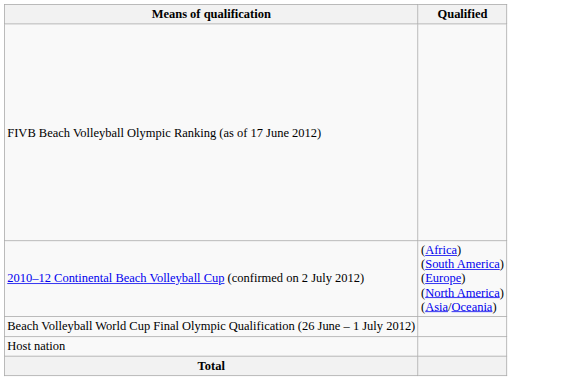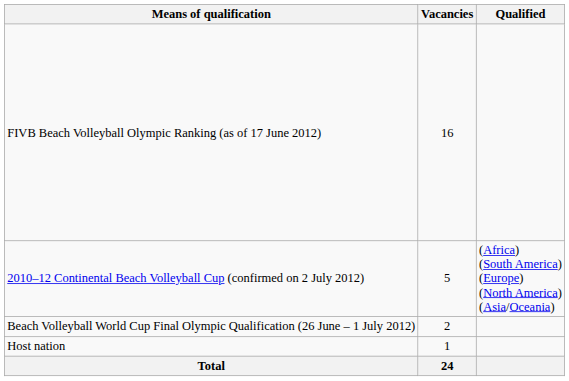+ column: (447, 14)
